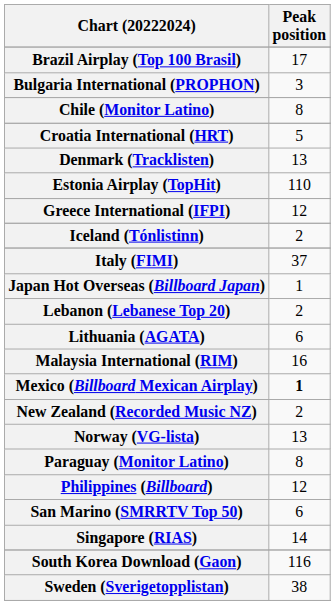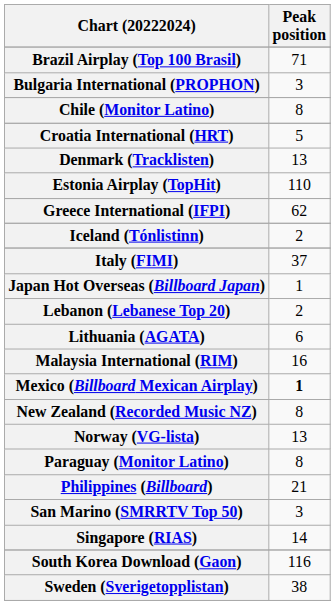(299, 60) 17 -> (299, 60) 71
(299, 210) 12 -> (299, 210) 62
(299, 411) 2 -> (299, 411) 8
(299, 487) 12 -> (299, 487) 21
(299, 512) 6 -> (299, 512) 3
